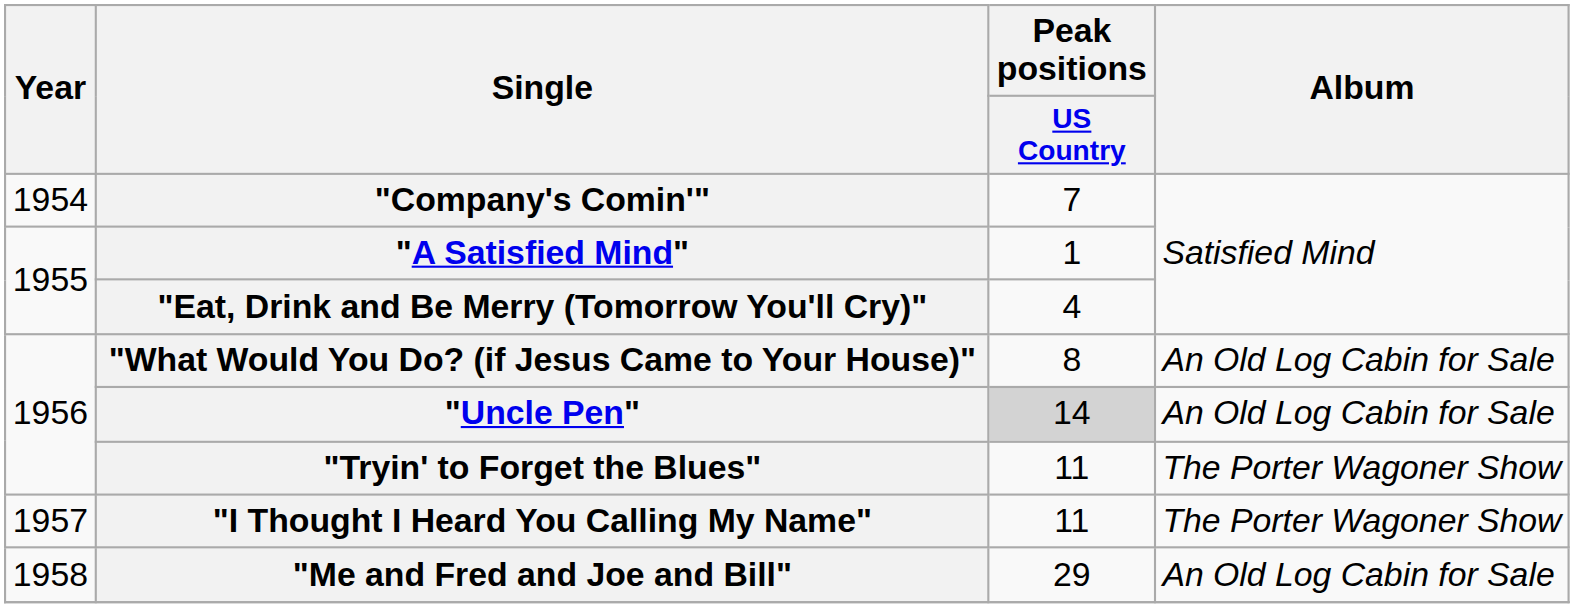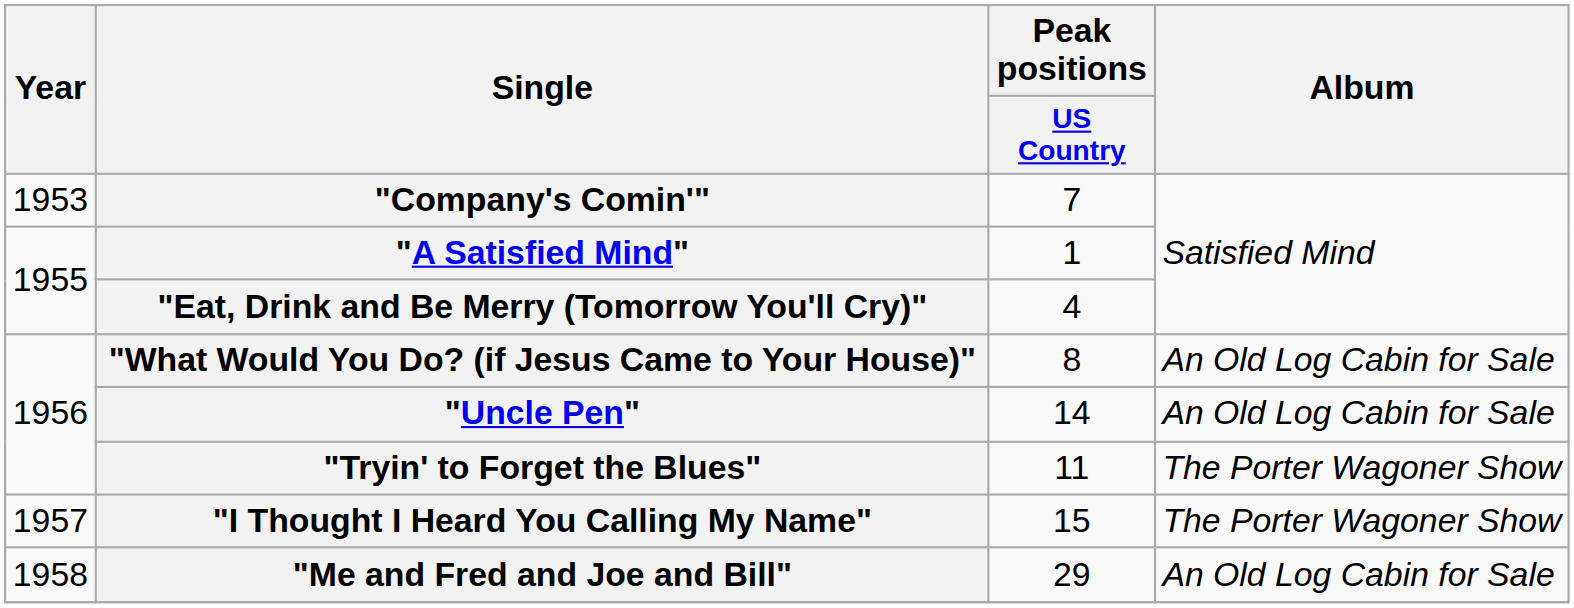(50, 199) 1954 -> (50, 199) 1953
(1072, 413) lightgrey background -> (1072, 413) no background
(1072, 520) 11 -> (1072, 520) 15
